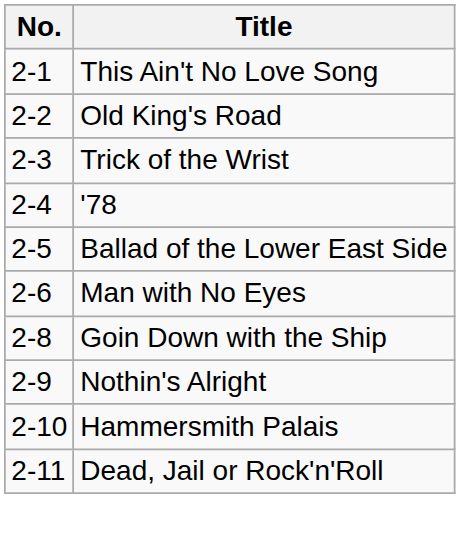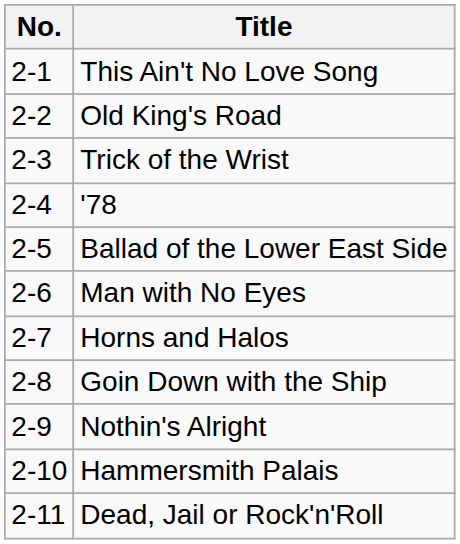+ row: (185, 337)
